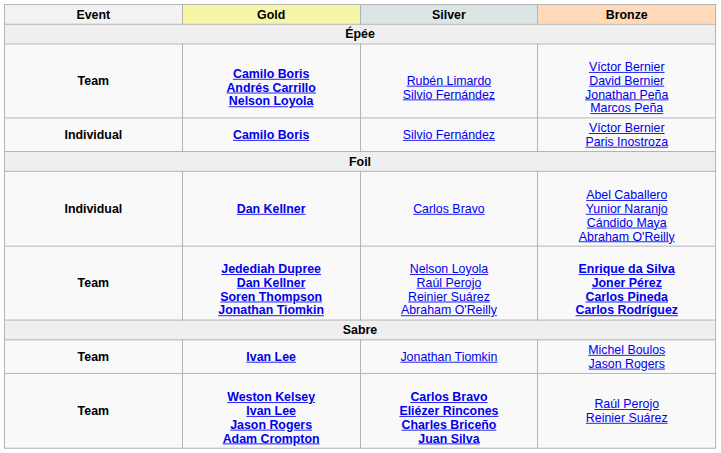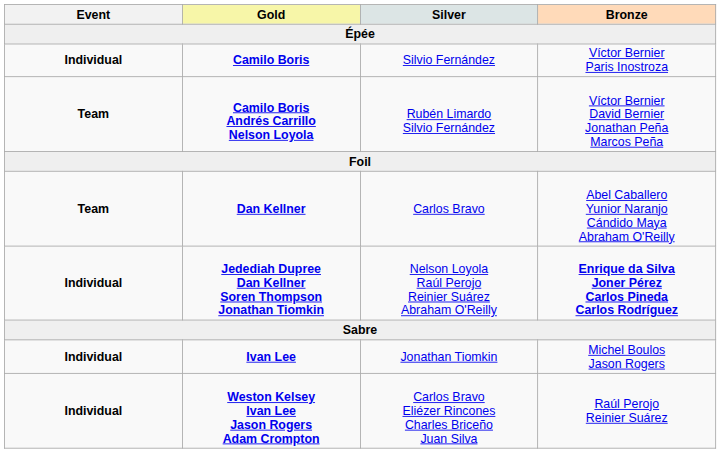rows swapped: (271, 135) <-> (271, 88)
(93, 209) Individual -> (93, 209) Team
(93, 283) Team -> (93, 283) Individual
(93, 357) Team -> (93, 357) Individual
(93, 411) Team -> (93, 411) Individual
(449, 418) bold -> (449, 418) normal
